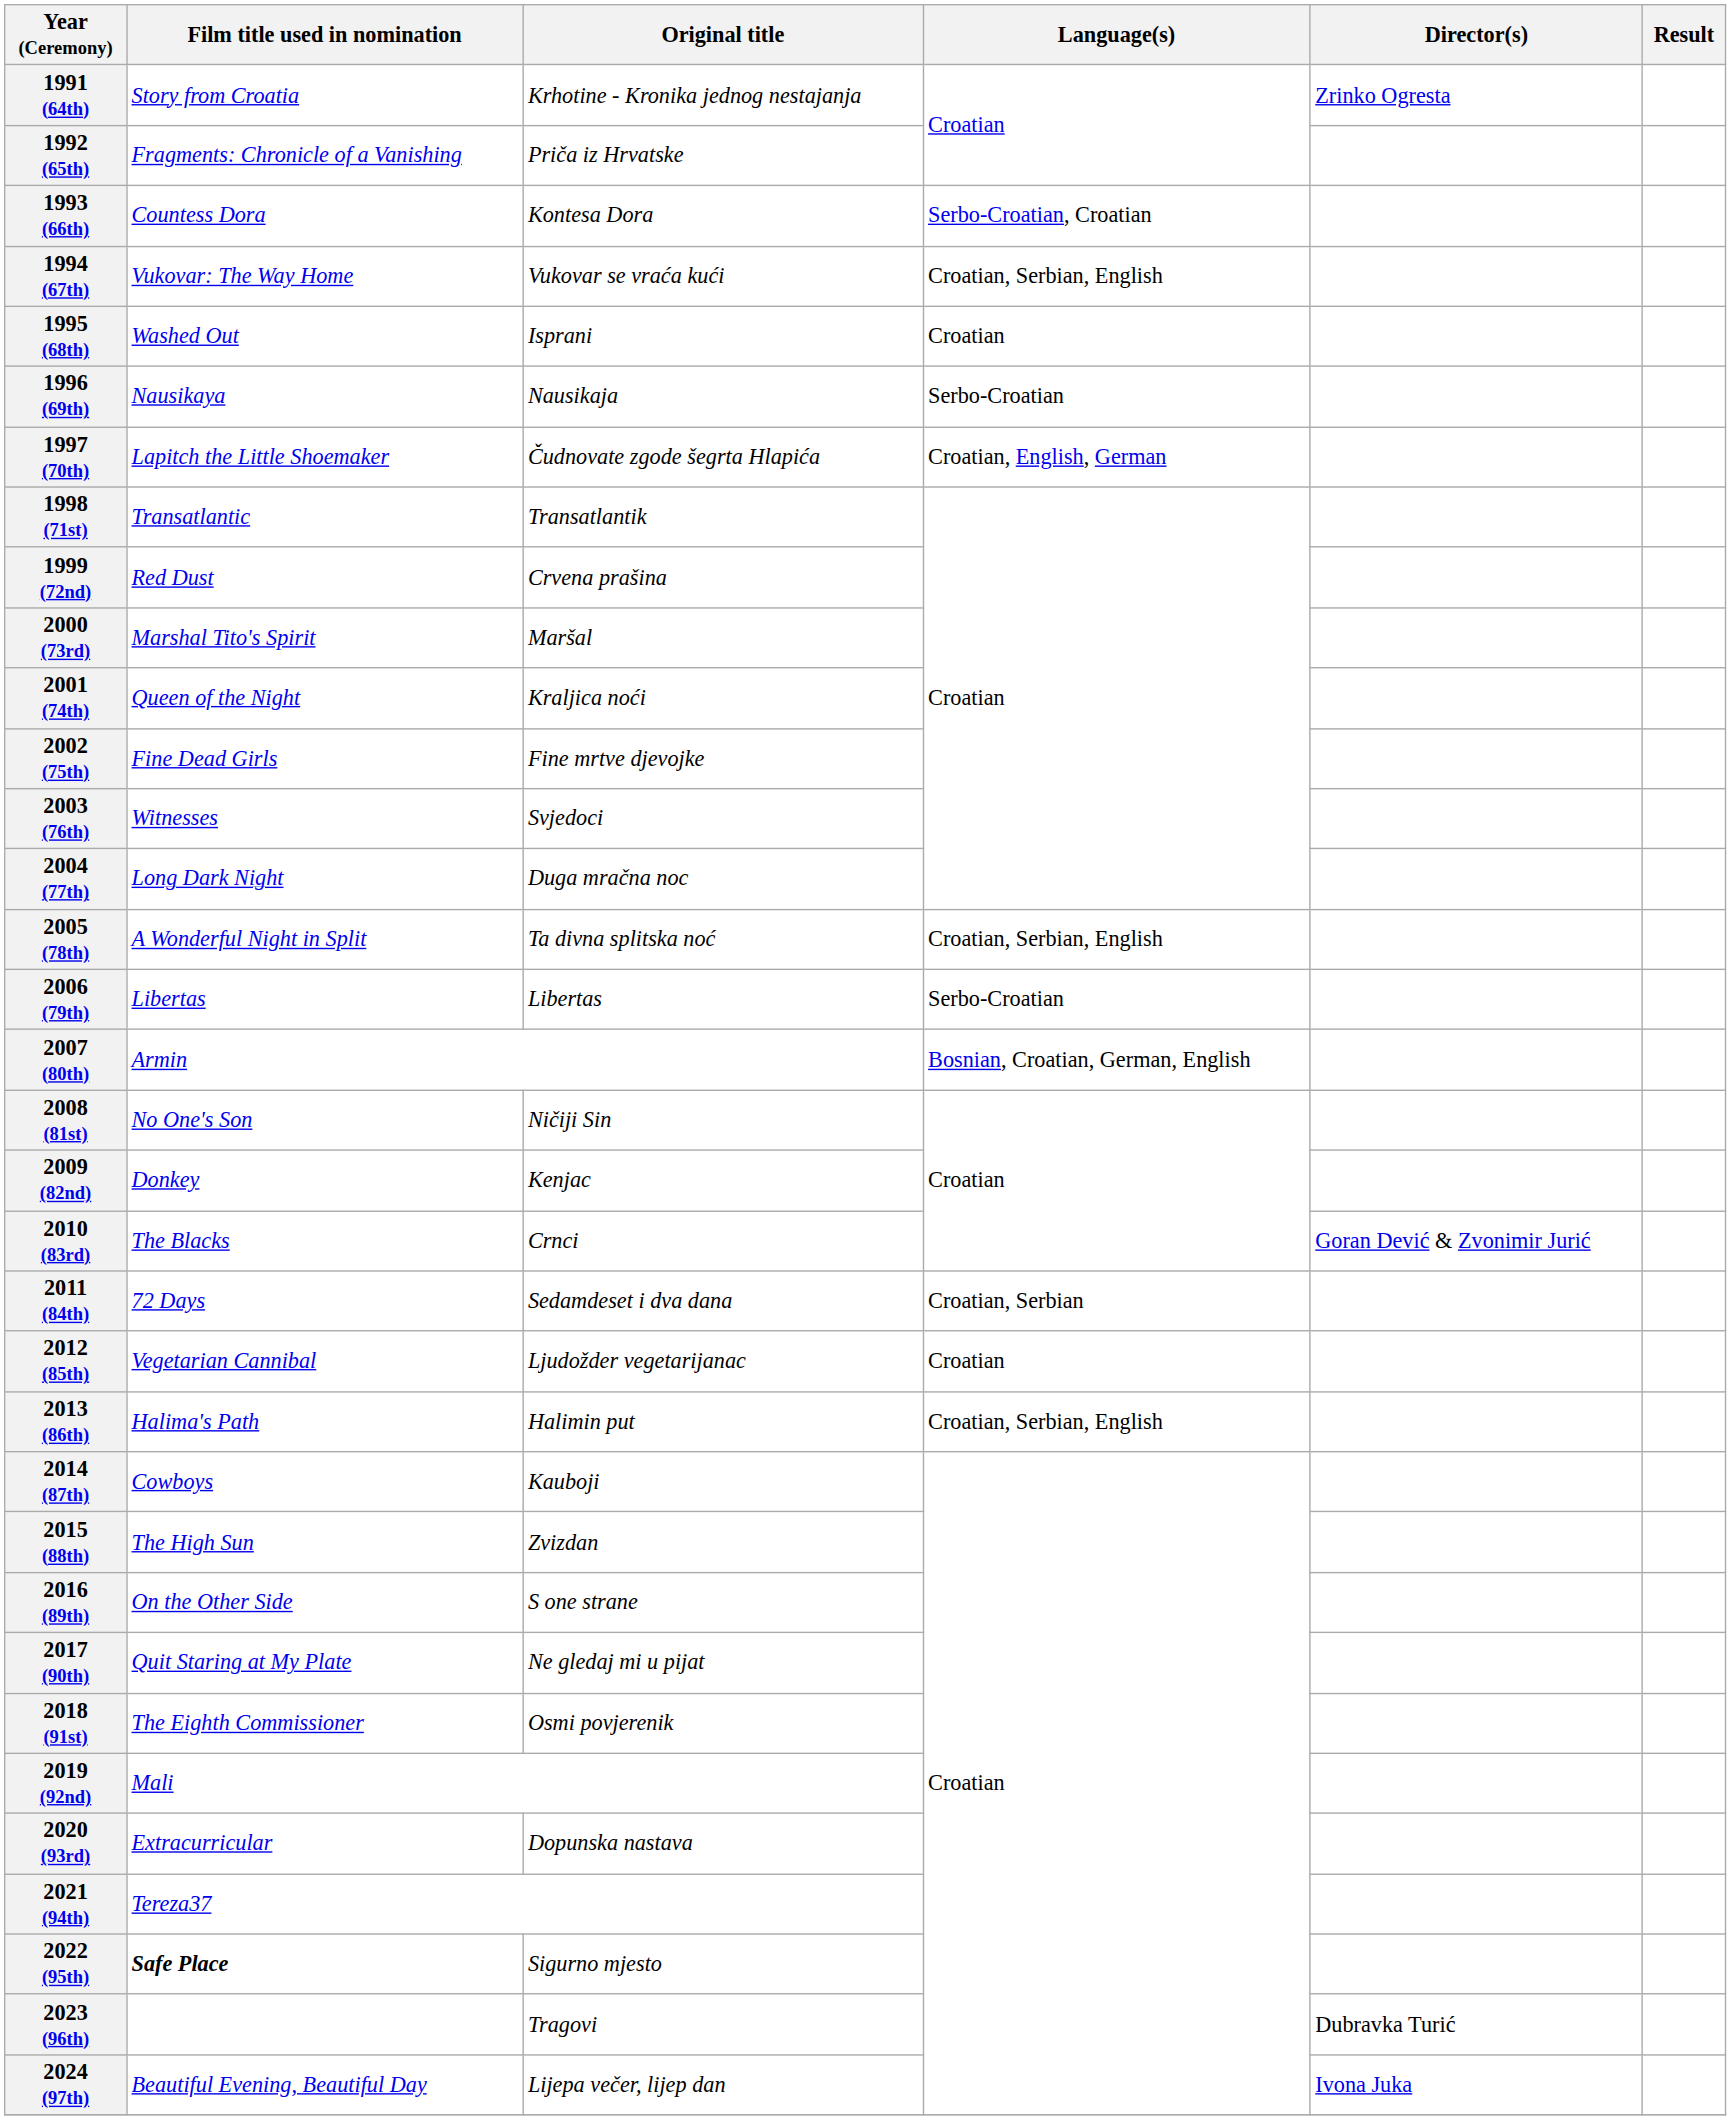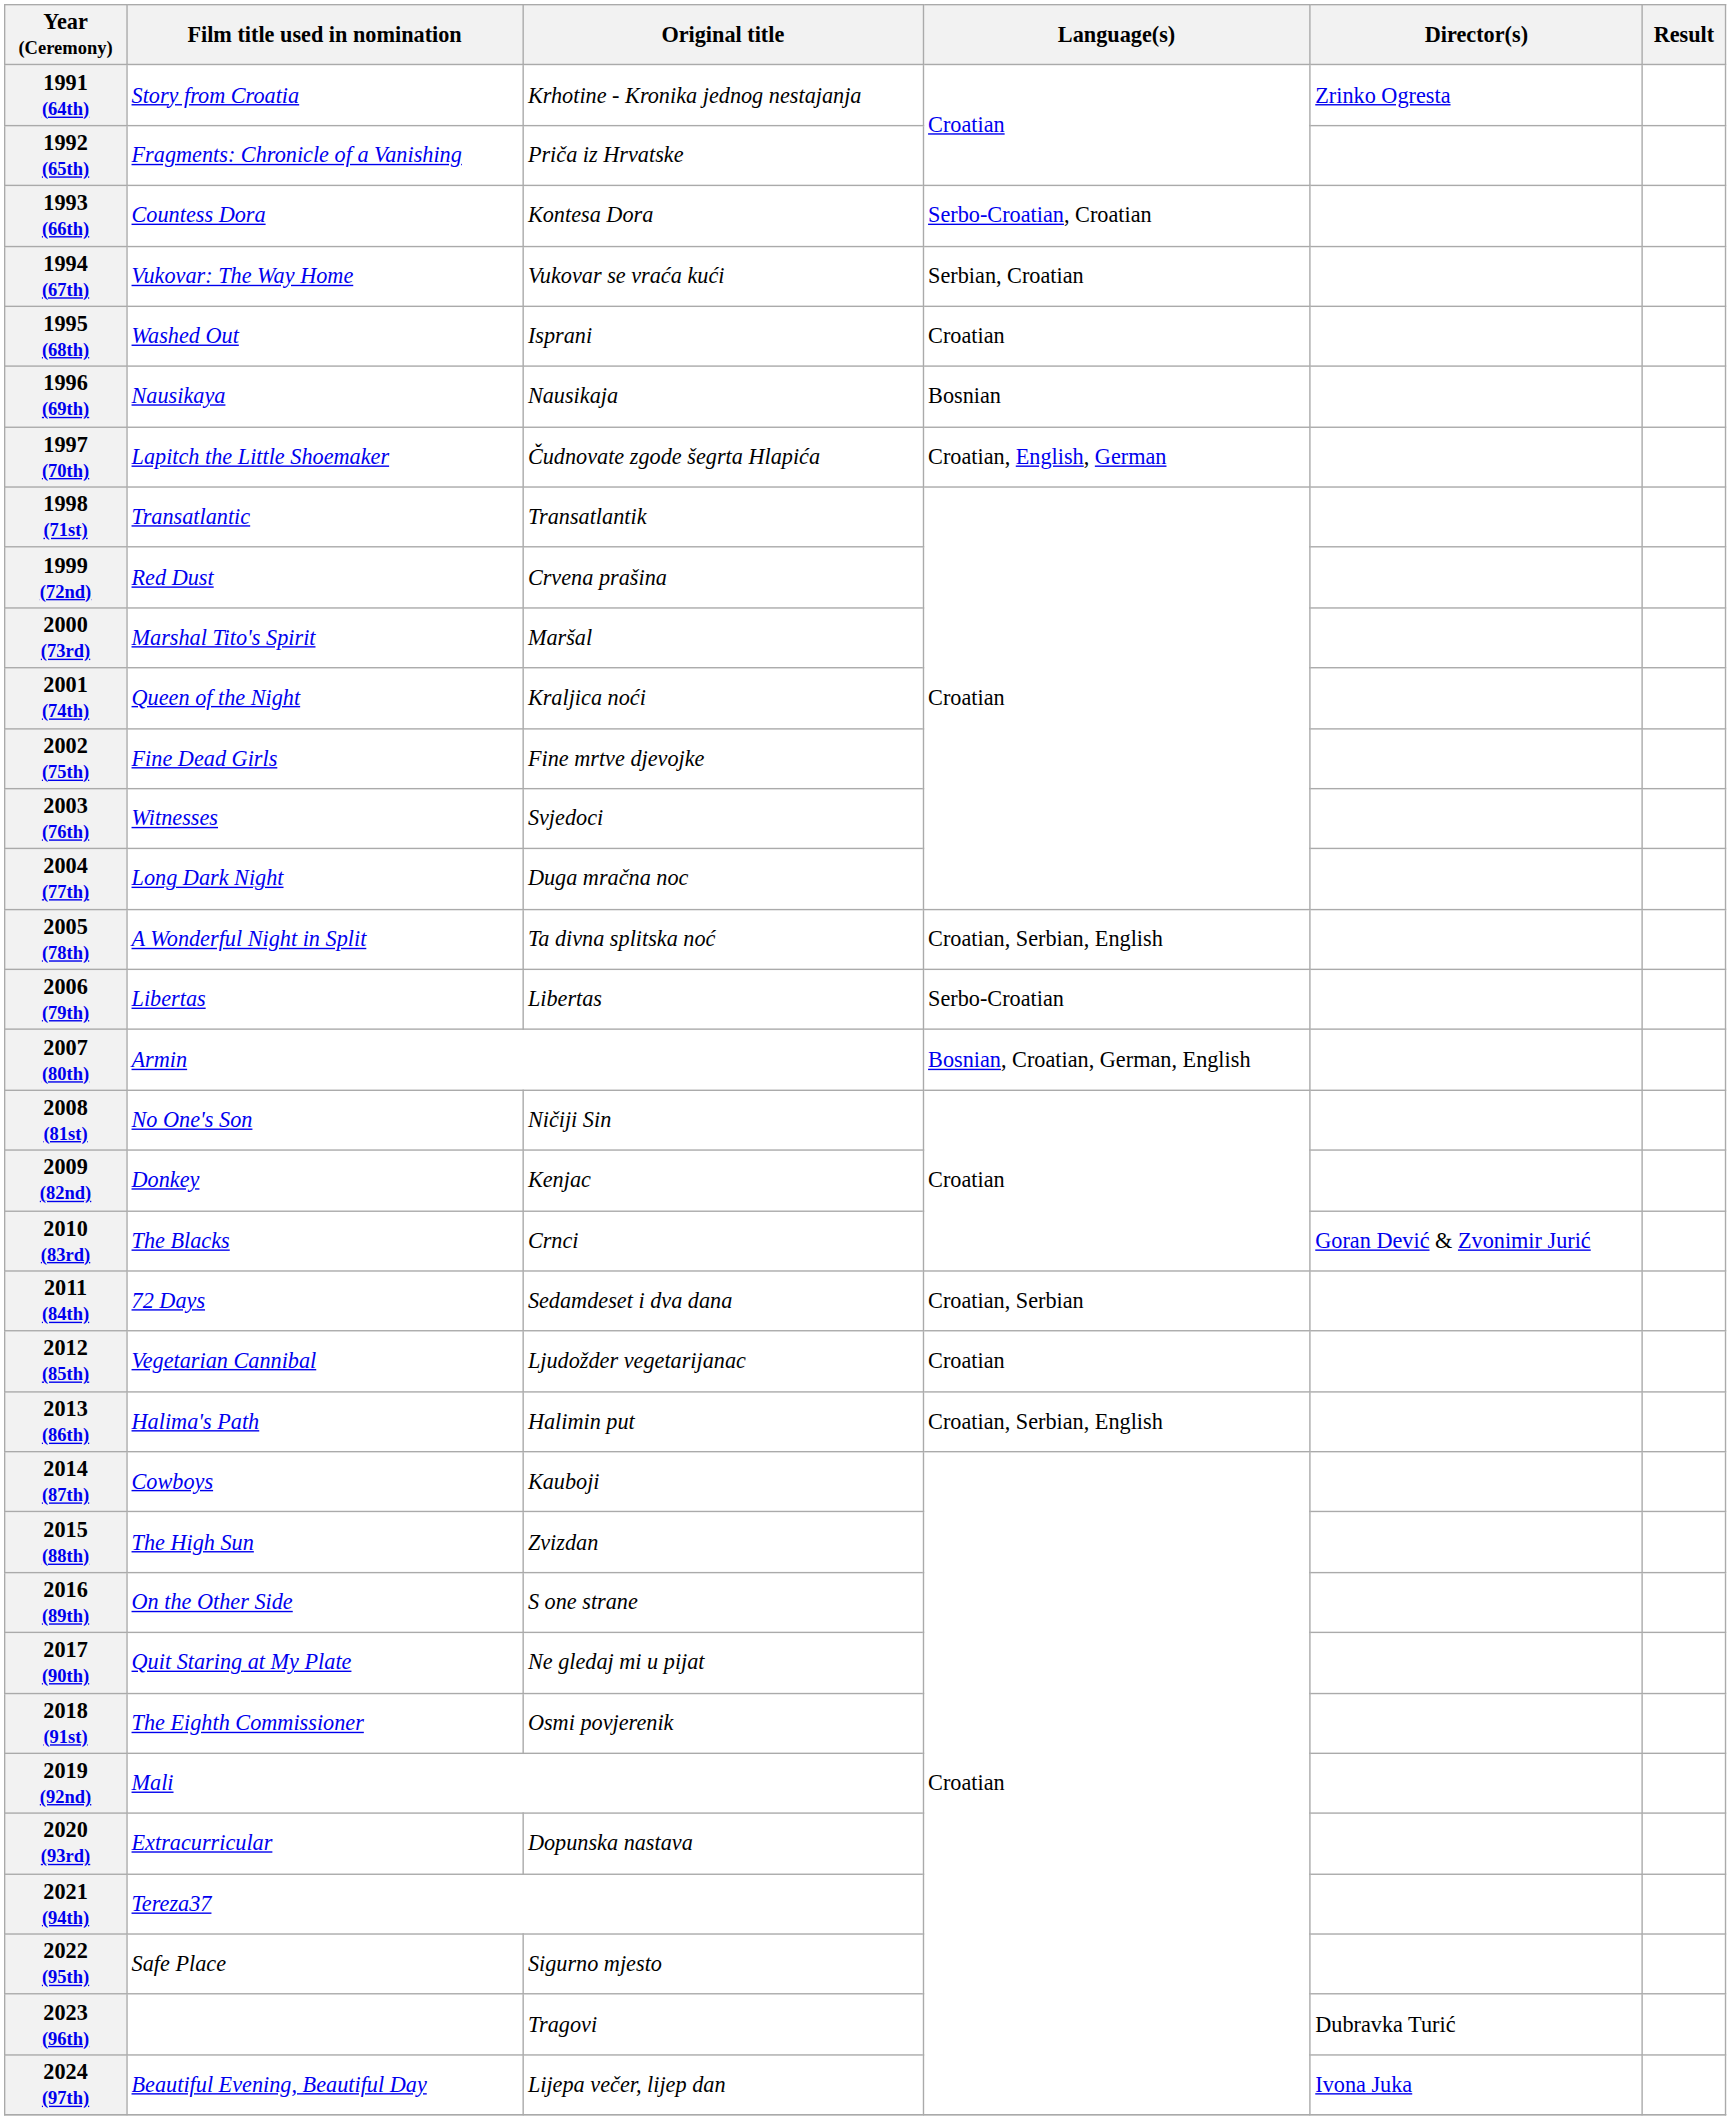(1045, 275) Croatian, Serbian, English -> (1006, 275) Serbian, Croatian
(996, 396) Serbo-Croatian -> (965, 396) Bosnian
(180, 1963) bold -> (179, 1963) normal
